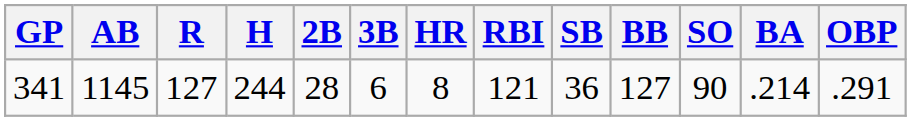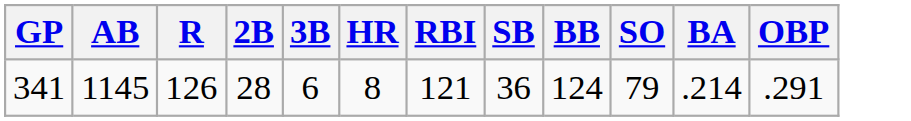- column: (259, 32)
(191, 87) 127 -> (191, 87) 126
(645, 87) 127 -> (577, 87) 124
(710, 87) 90 -> (642, 87) 79
